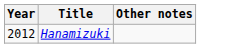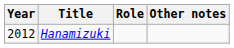+ column: (130, 14)
